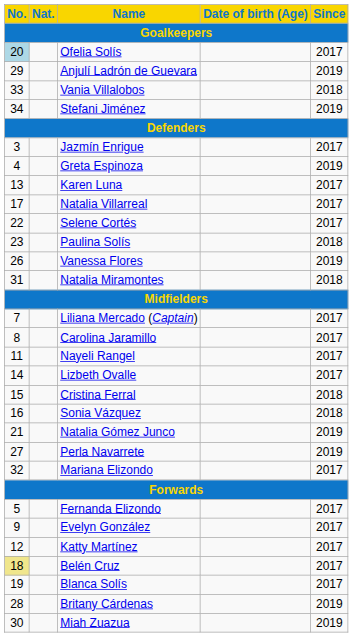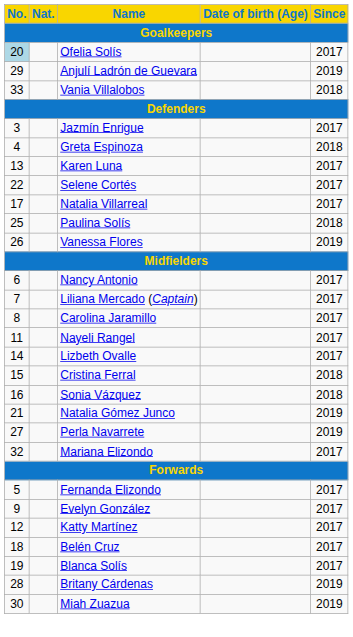- row: (103, 109)
(329, 166) 2019 -> (329, 147) 2018
rows swapped: (104, 204) <-> (98, 223)
(17, 242) 23 -> (17, 223) 25
- row: (112, 280)
+ row: (99, 280)
(17, 565) khaki background -> (17, 546) no background
